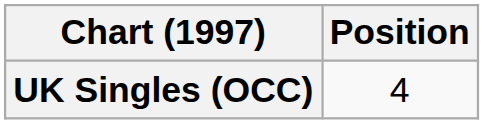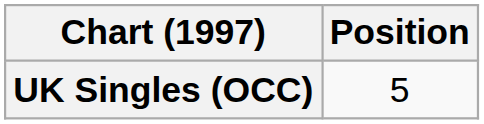(400, 88) 4 -> (400, 88) 5
